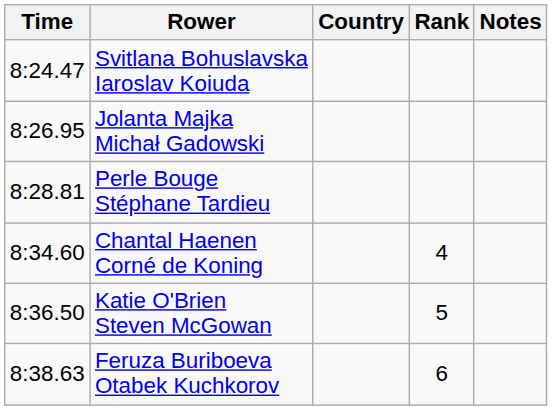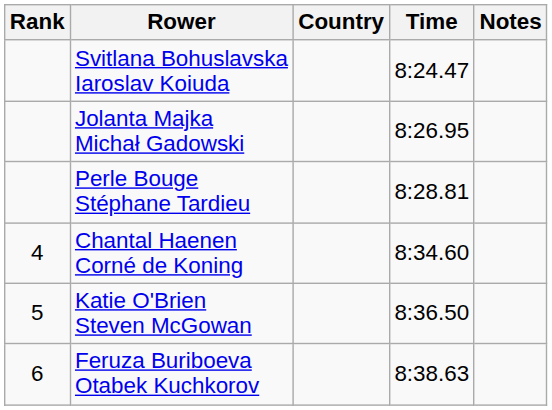columns swapped: (442, 22) <-> (47, 22)
